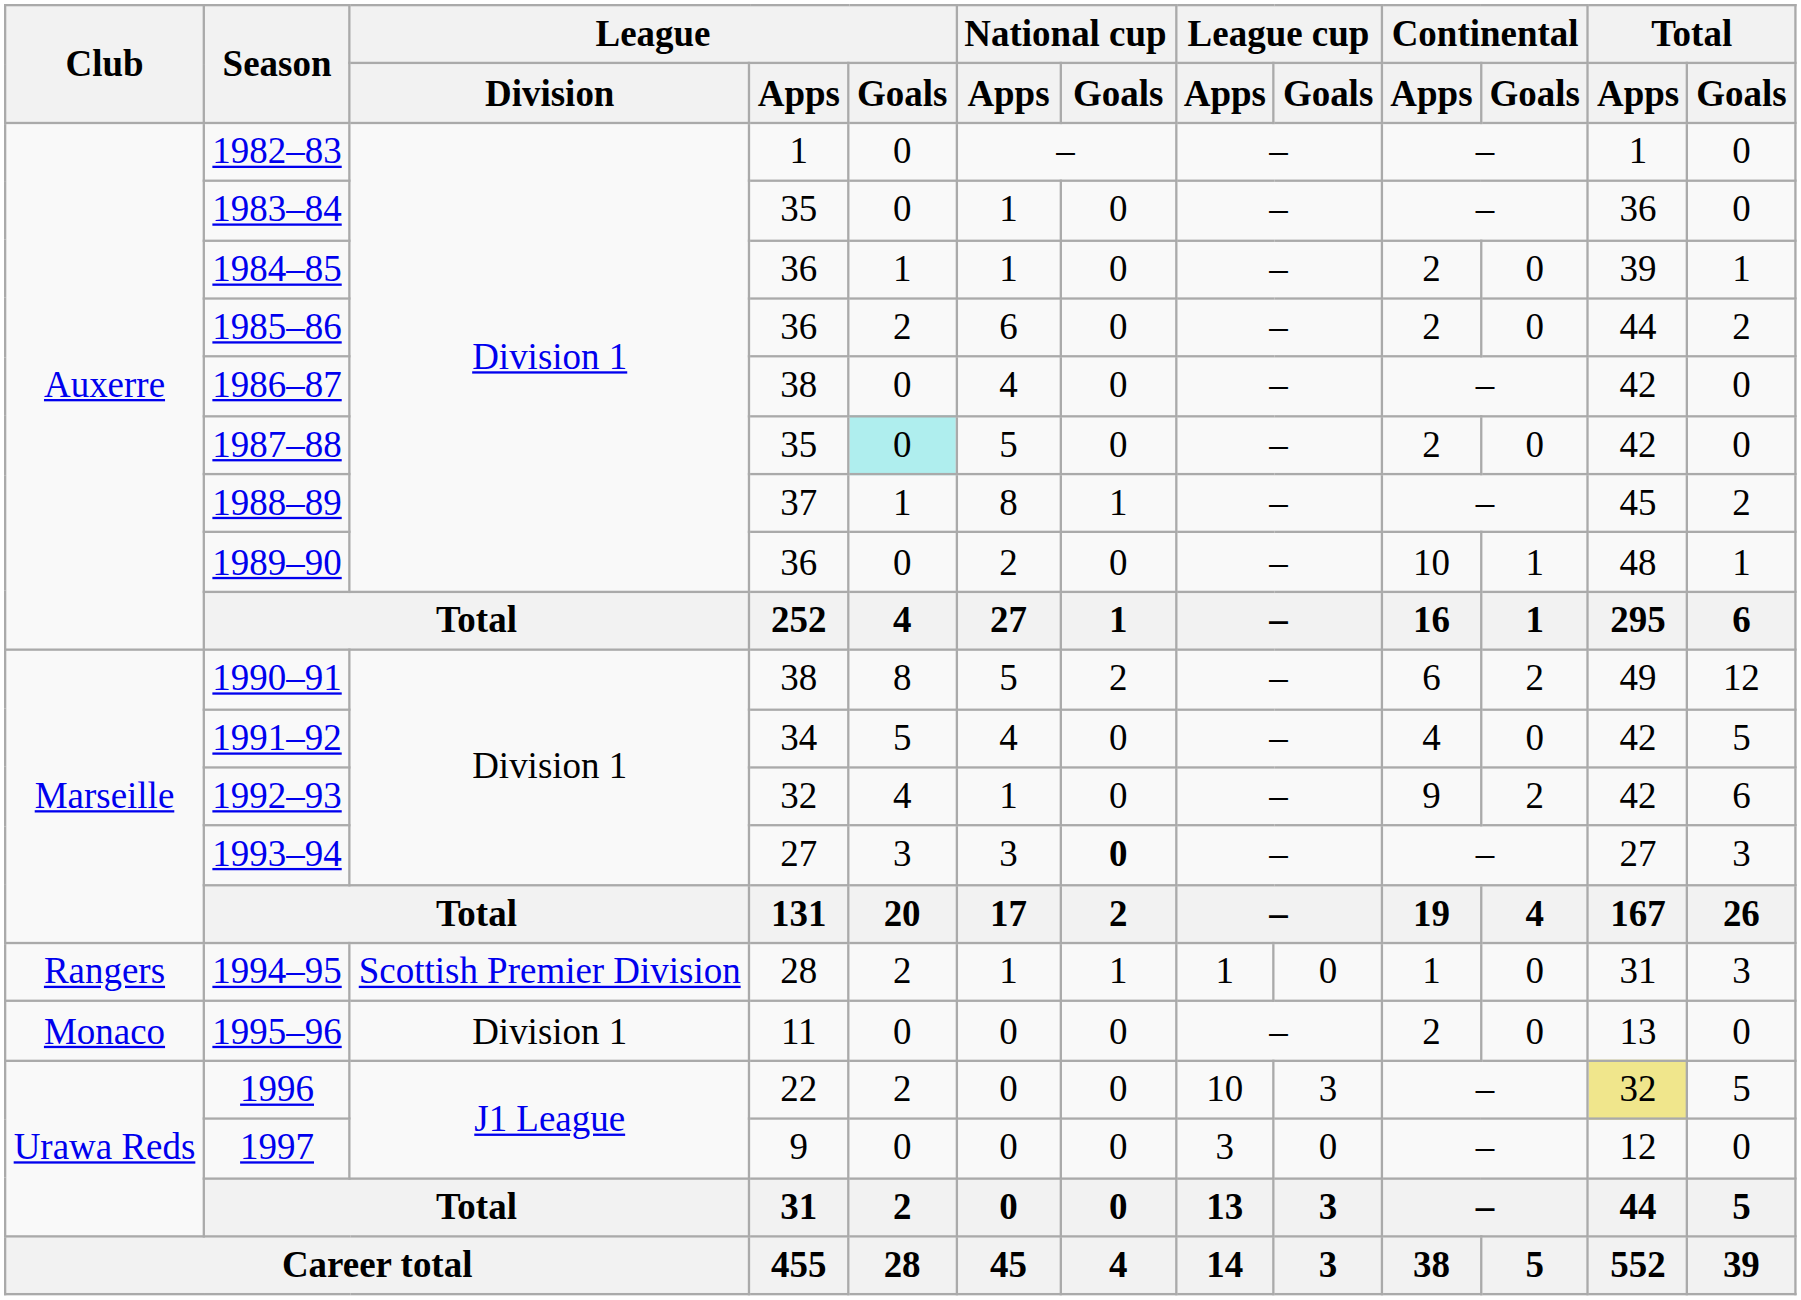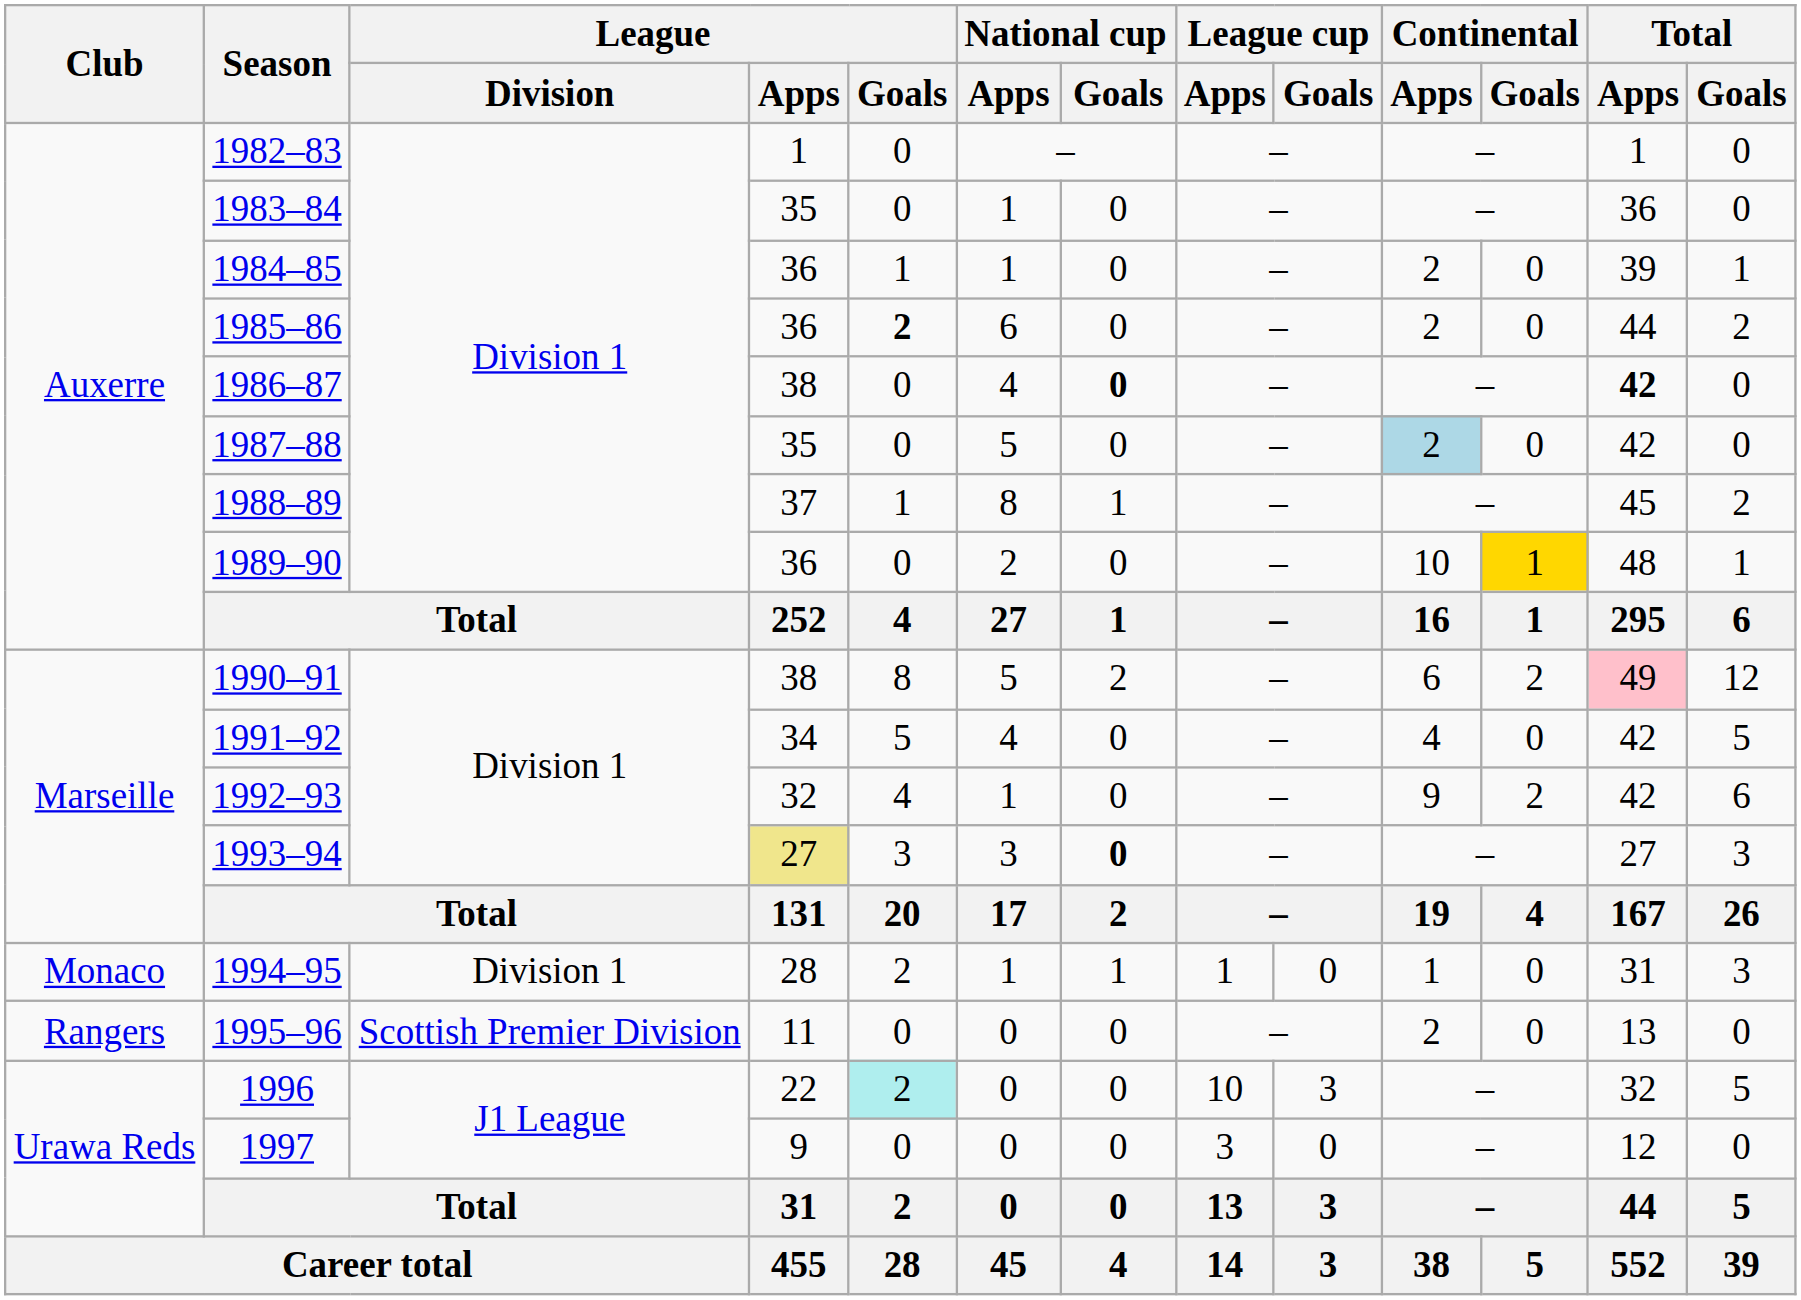(902, 326) normal -> (902, 326) bold
(1118, 385) normal -> (1118, 385) bold
(1638, 385) normal -> (1638, 385) bold
(902, 444) paleturquoise background -> (902, 444) no background
(1431, 444) no background -> (1431, 444) lightblue background
(1535, 561) no background -> (1535, 561) gold background
(1638, 678) no background -> (1638, 678) pink background
(799, 854) no background -> (799, 854) khaki background
(104, 971) Rangers -> (104, 971) Monaco
(550, 971) Scottish Premier Division -> (550, 971) Division 1
(104, 1030) Monaco -> (104, 1030) Rangers
(550, 1030) Division 1 -> (550, 1030) Scottish Premier Division
(902, 1088) no background -> (902, 1088) paleturquoise background
(1638, 1088) khaki background -> (1638, 1088) no background
